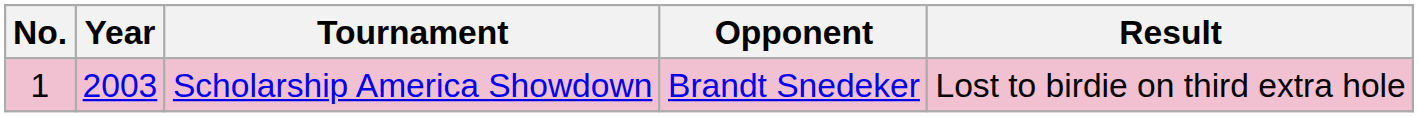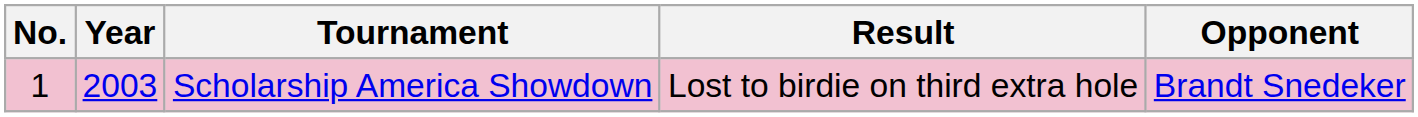columns swapped: (794, 32) <-> (1171, 32)
